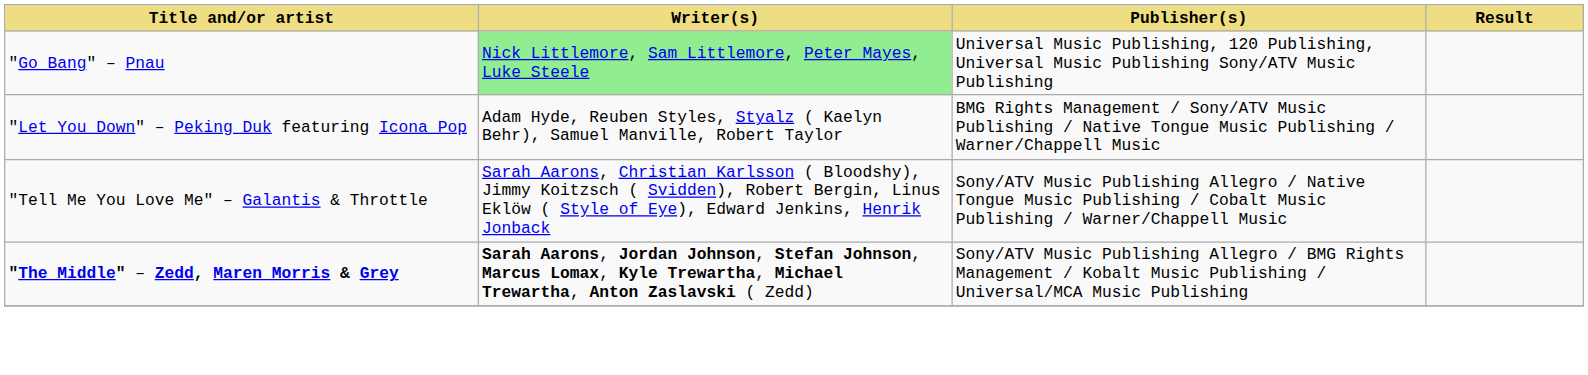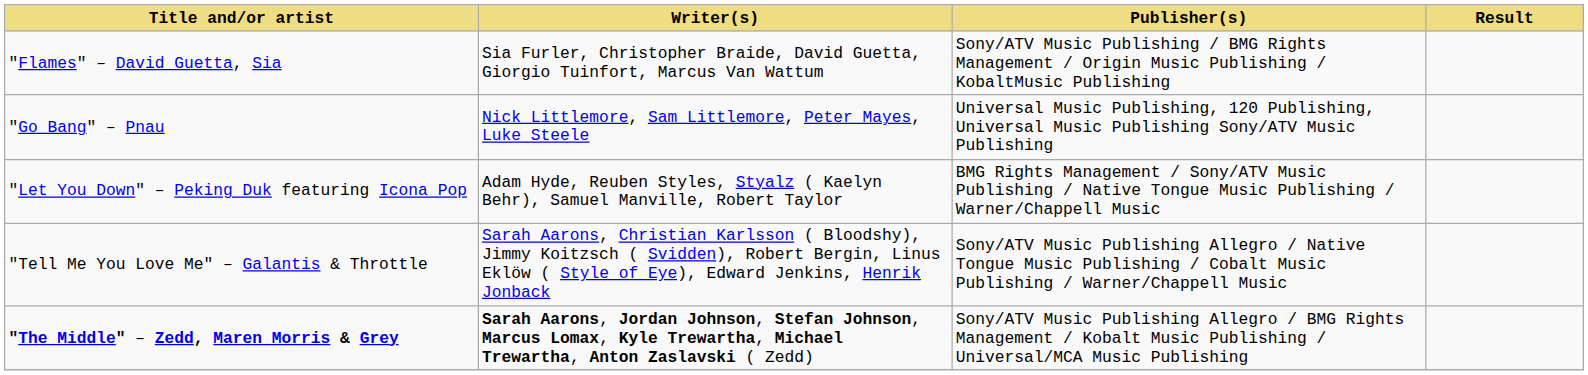+ row: (145, 63)
(702, 63) lightgreen background -> (702, 127) no background
